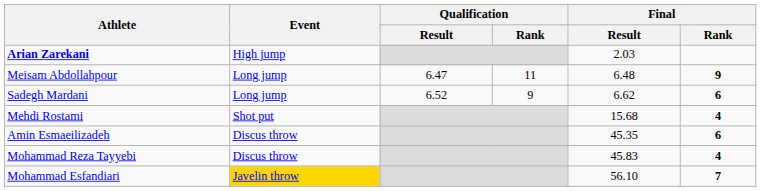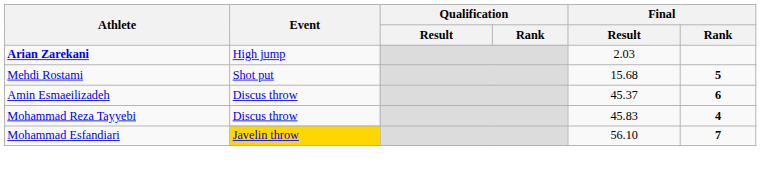- row: (62, 75)
- row: (48, 95)
(718, 115) 4 -> (718, 75) 5
(624, 136) 45.35 -> (624, 95) 45.37
